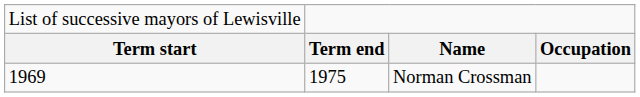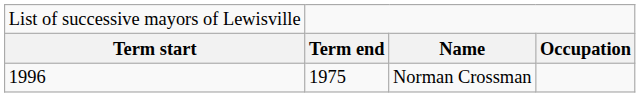(27, 77) 1969 -> (27, 77) 1996
